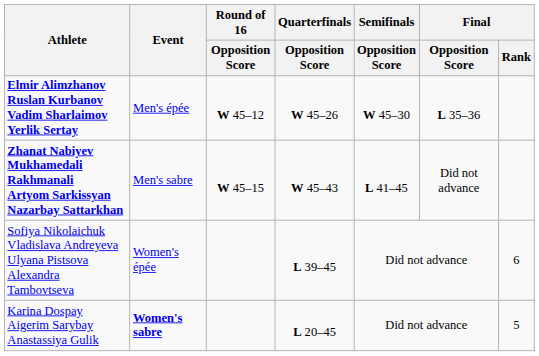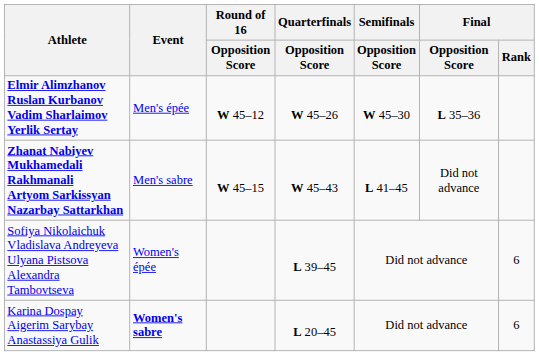(516, 325) 5 -> (516, 325) 6
